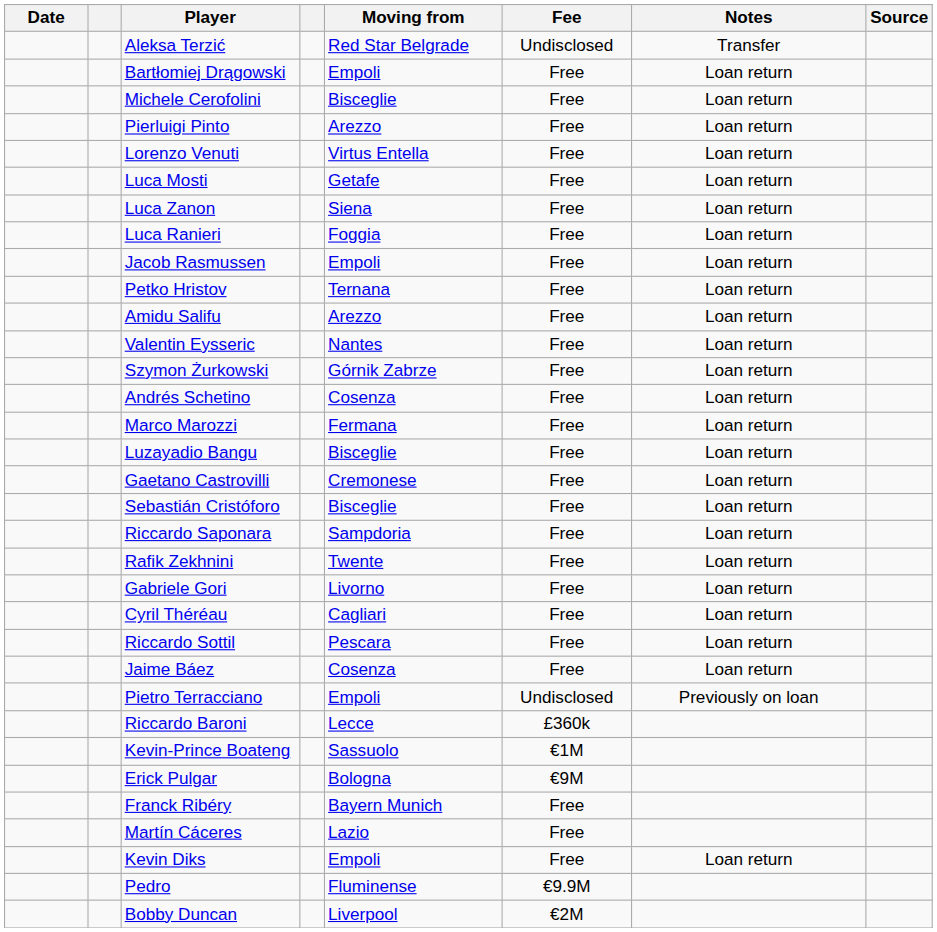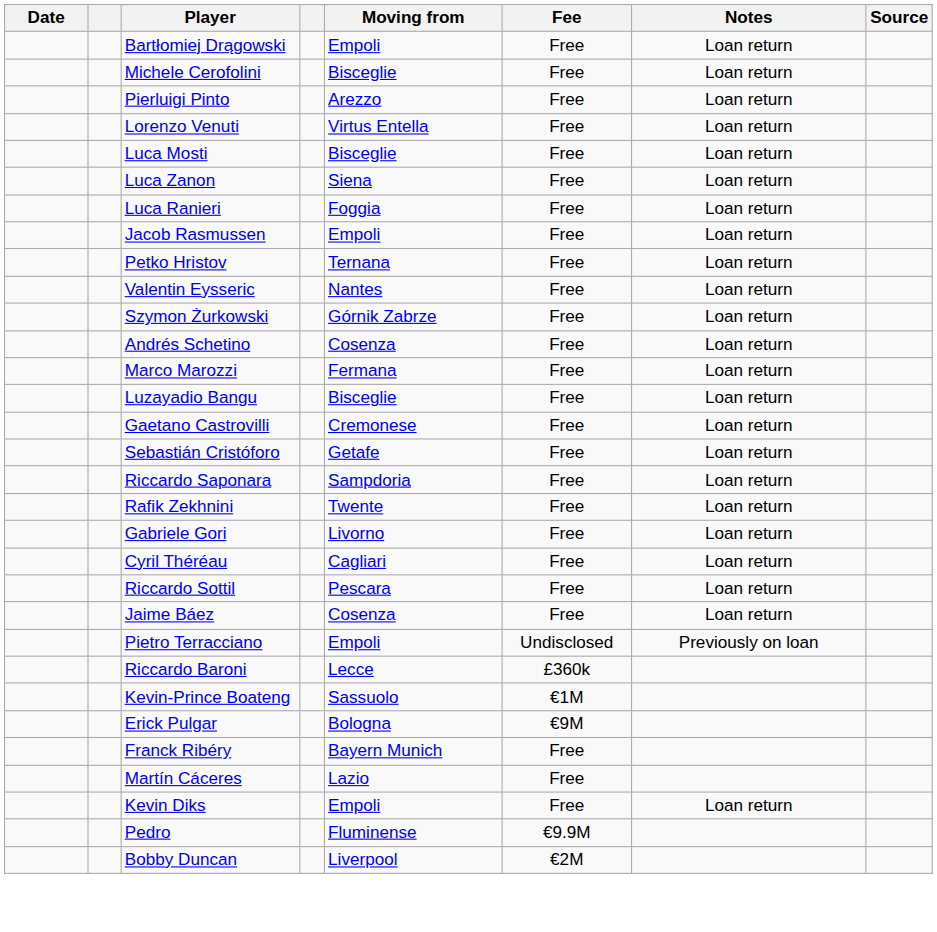- row: (175, 45)
(354, 180) Getafe -> (362, 153) Bisceglie
- row: (173, 316)
(362, 506) Bisceglie -> (354, 452) Getafe
